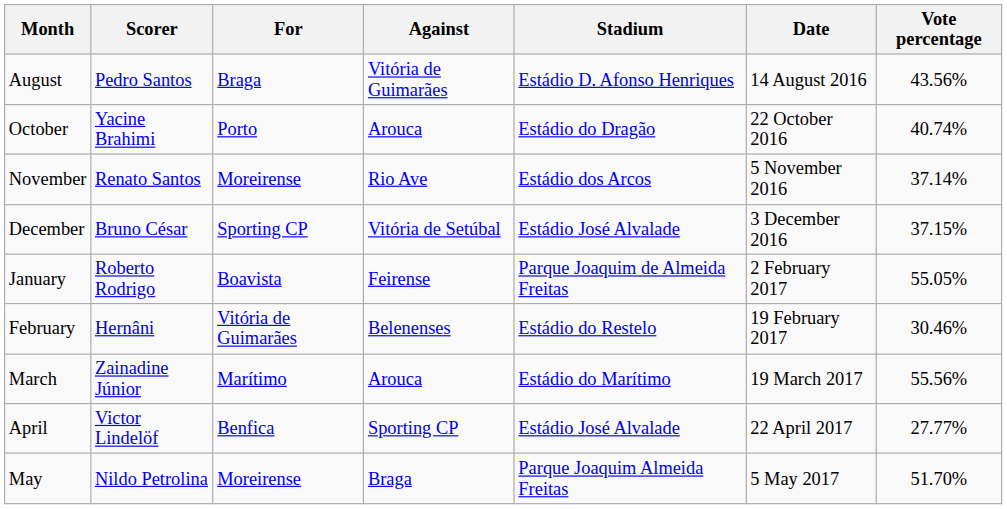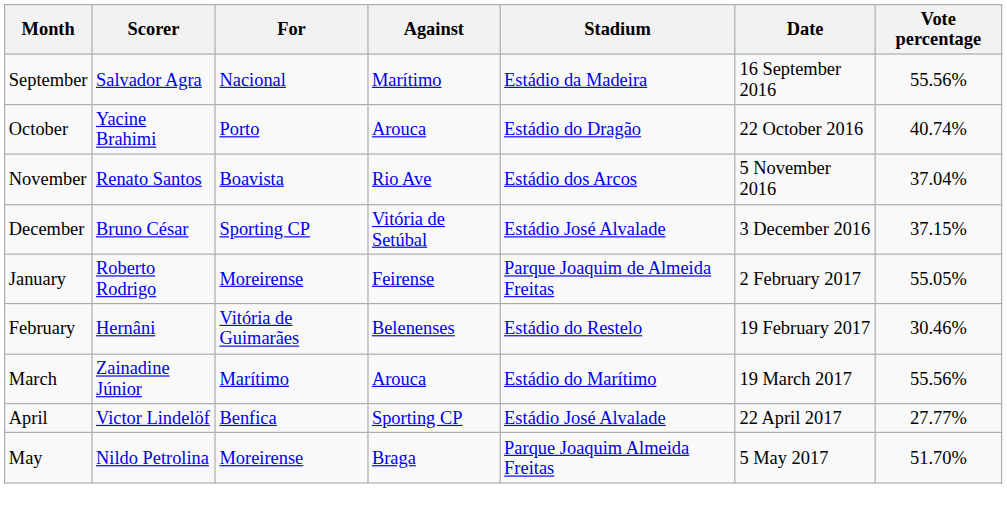- row: (35, 79)
+ row: (48, 79)
(259, 179) Moreirense -> (252, 179) Boavista
(939, 179) 37.14% -> (938, 179) 37.04%
(249, 278) Boavista -> (261, 278) Moreirense
